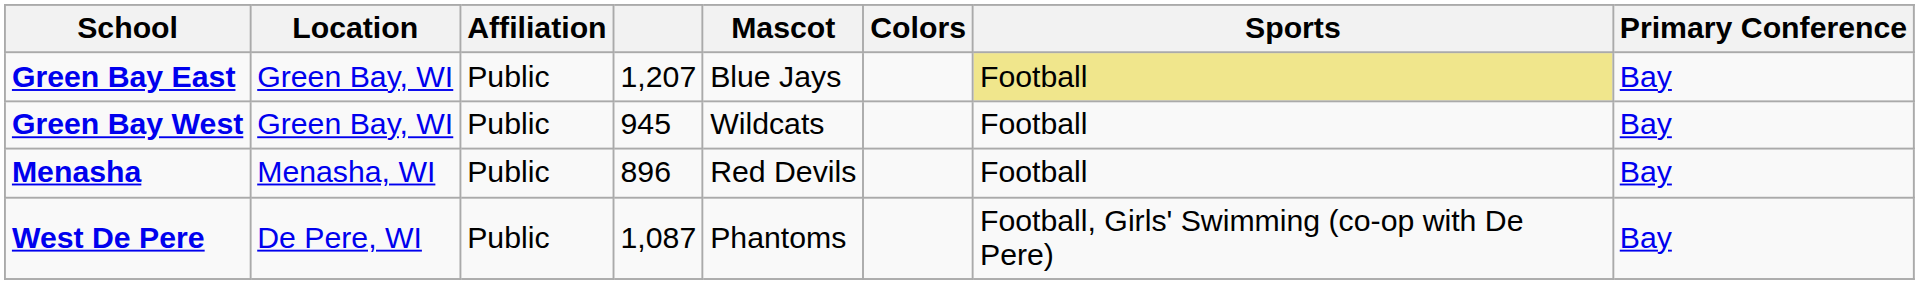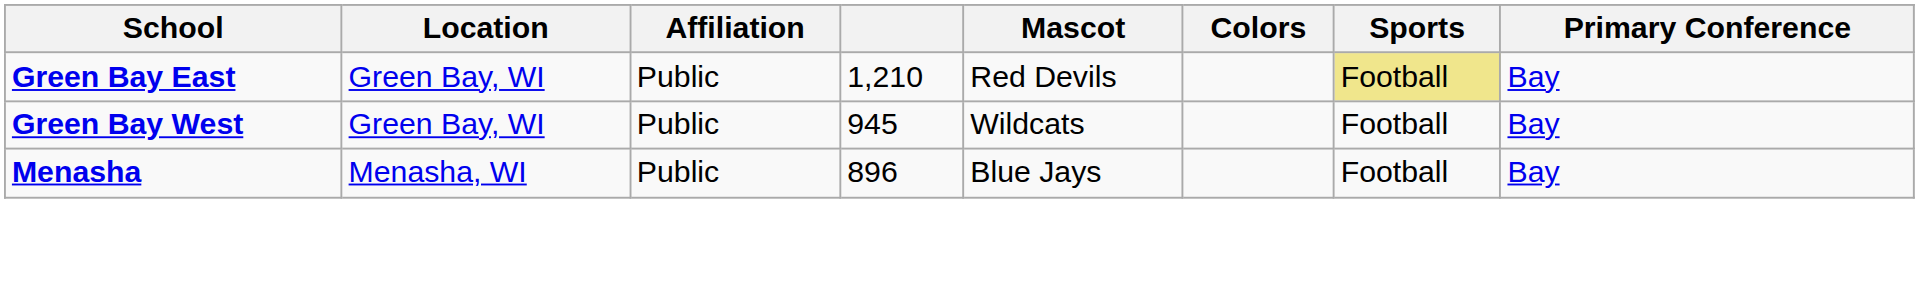(658, 76) 1,207 -> (885, 76) 1,210
(776, 76) Blue Jays -> (1043, 76) Red Devils
(783, 172) Red Devils -> (1036, 172) Blue Jays
- row: (108, 237)
